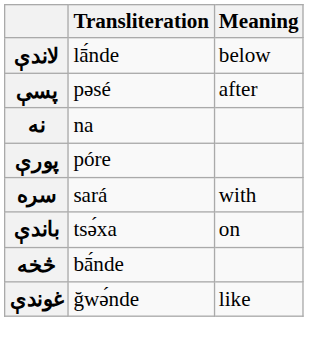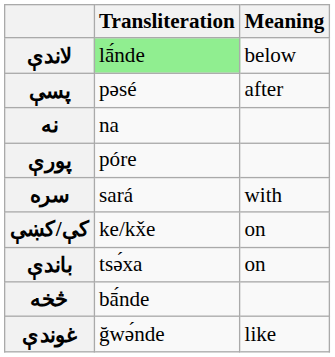(96, 55) no background -> (122, 55) lightgreen background
+ row: (49, 230)
